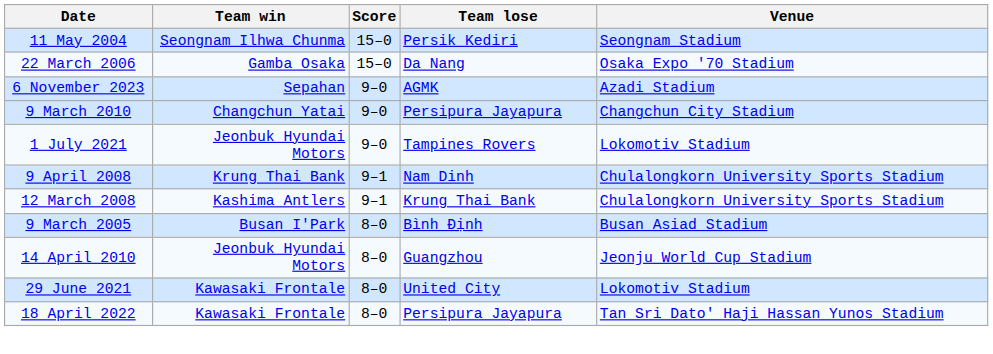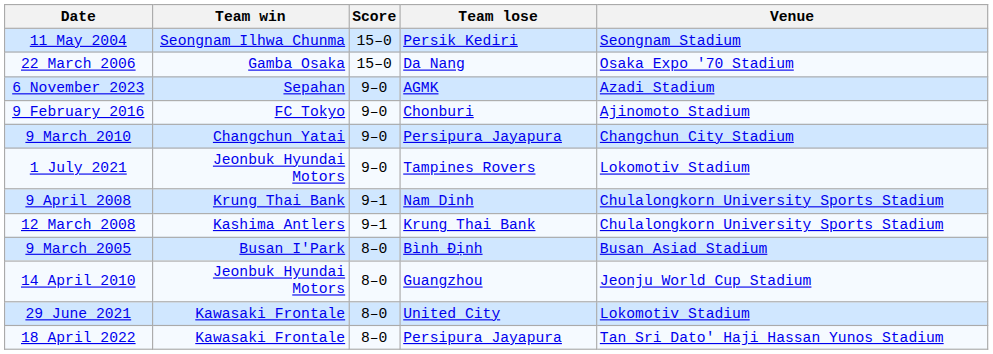+ row: (78, 112)
